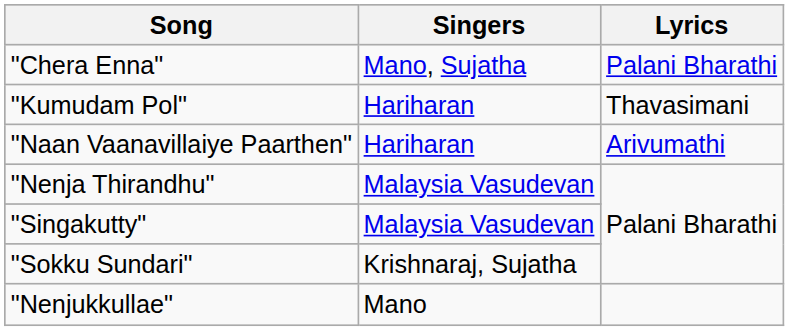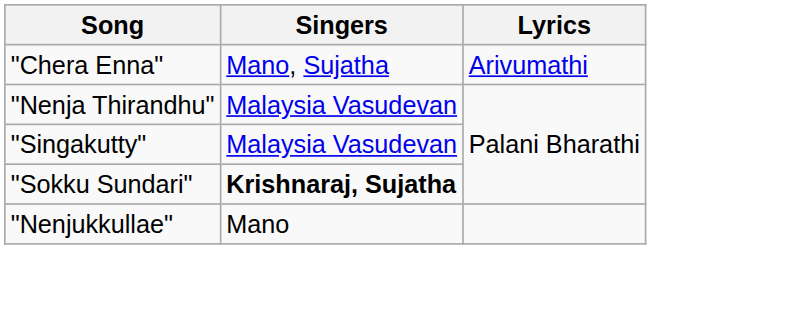(692, 65) Palani Bharathi -> (528, 65) Arivumathi
- row: (99, 105)
- row: (181, 145)
(470, 265) normal -> (341, 185) bold
